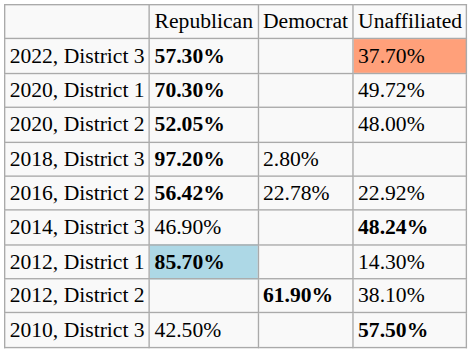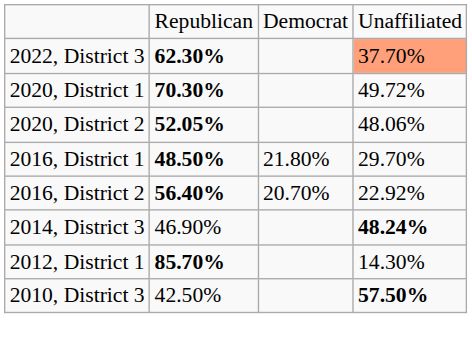(190, 55) 57.30% -> (190, 55) 62.30%
(391, 124) 48.00% -> (391, 124) 48.06%
- row: (77, 158)
+ row: (77, 158)
(190, 192) 56.42% -> (190, 192) 56.40%
(296, 192) 22.78% -> (296, 192) 20.70%
(190, 261) lightblue background -> (190, 261) no background
- row: (77, 295)
